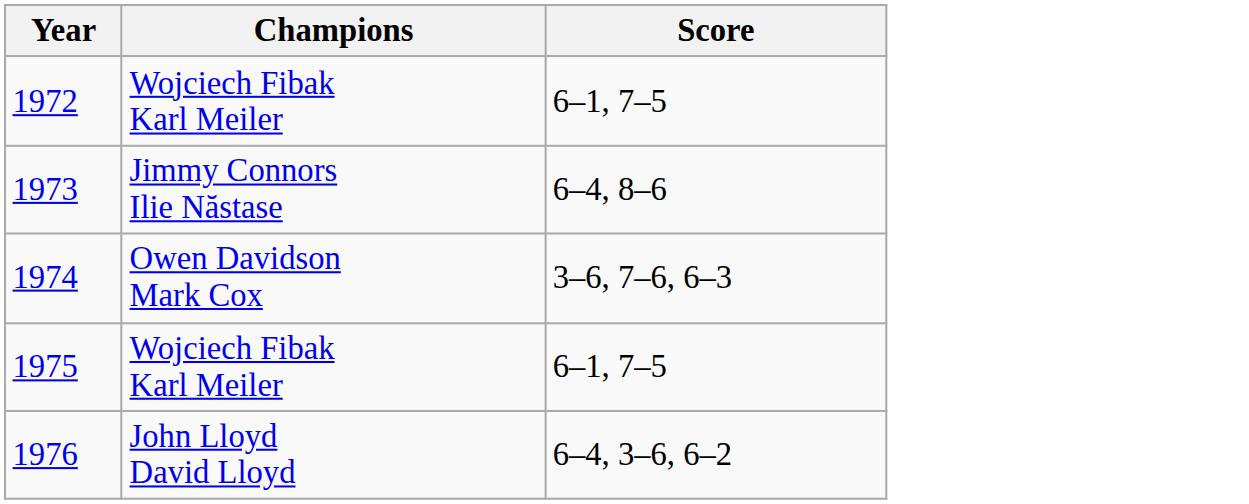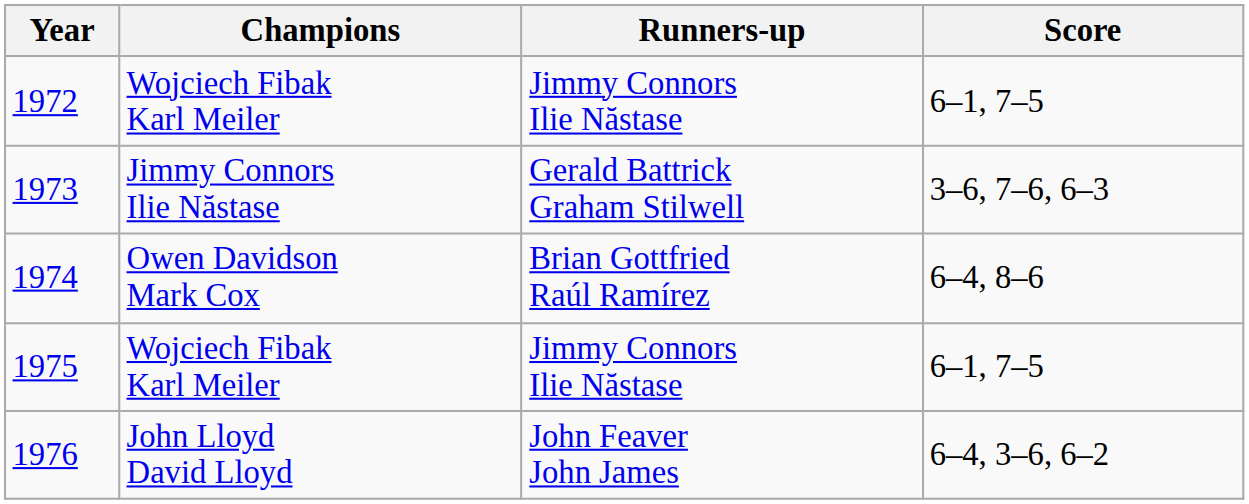+ column: (722, 30)
(610, 188) 6–4, 8–6 -> (1019, 188) 3–6, 7–6, 6–3
(642, 277) 3–6, 7–6, 6–3 -> (987, 277) 6–4, 8–6
